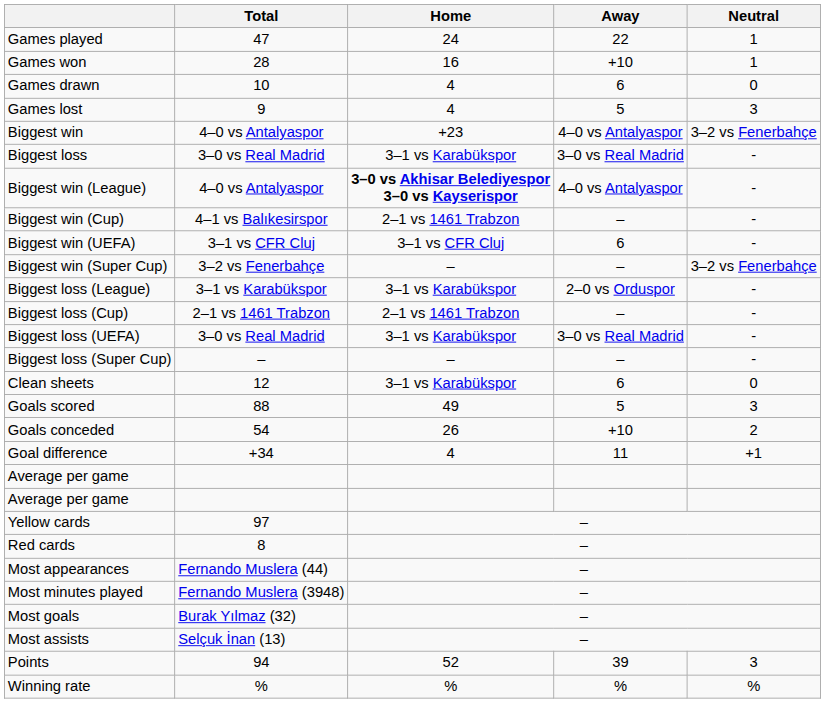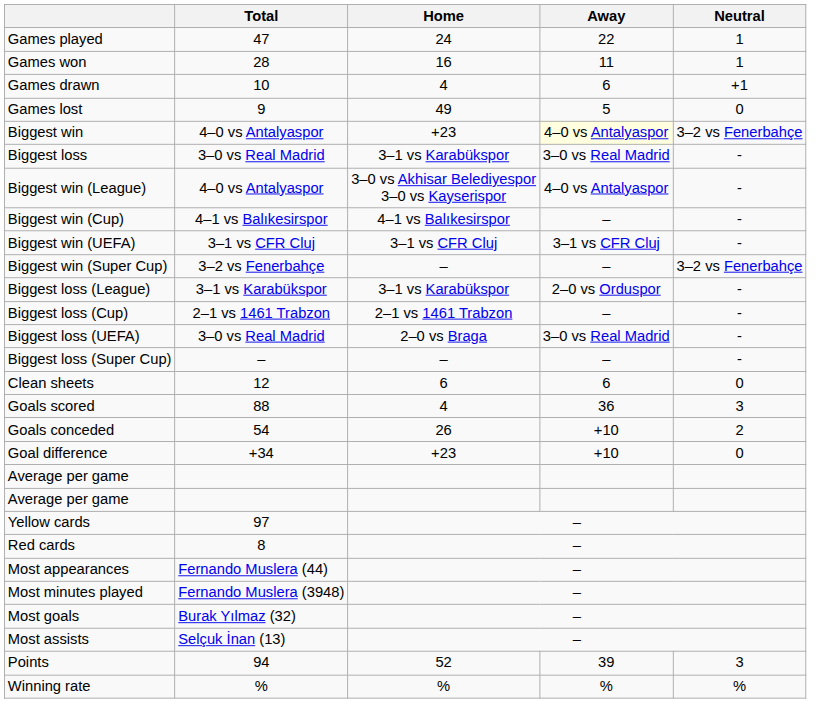(620, 62) +10 -> (606, 62) 11
(754, 86) 0 -> (739, 86) +1
(451, 109) 4 -> (444, 109) 49
(754, 109) 3 -> (739, 109) 0
(620, 132) no background -> (606, 132) lightyellow background
(451, 187) bold -> (444, 187) normal
(451, 219) 2–1 vs 1461 Trabzon -> (444, 219) 4–1 vs Balıkesirspor
(620, 242) 6 -> (606, 242) 3–1 vs CFR Cluj
(451, 336) 3–1 vs Karabükspor -> (444, 336) 2–0 vs Braga
(451, 382) 3–1 vs Karabükspor -> (444, 382) 6
(451, 406) 49 -> (444, 406) 4
(620, 406) 5 -> (606, 406) 36
(451, 452) 4 -> (444, 452) +23
(620, 452) 11 -> (606, 452) +10
(754, 452) +1 -> (739, 452) 0
